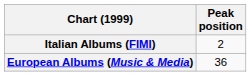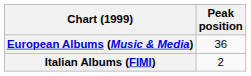rows swapped: (100, 62) <-> (100, 44)
